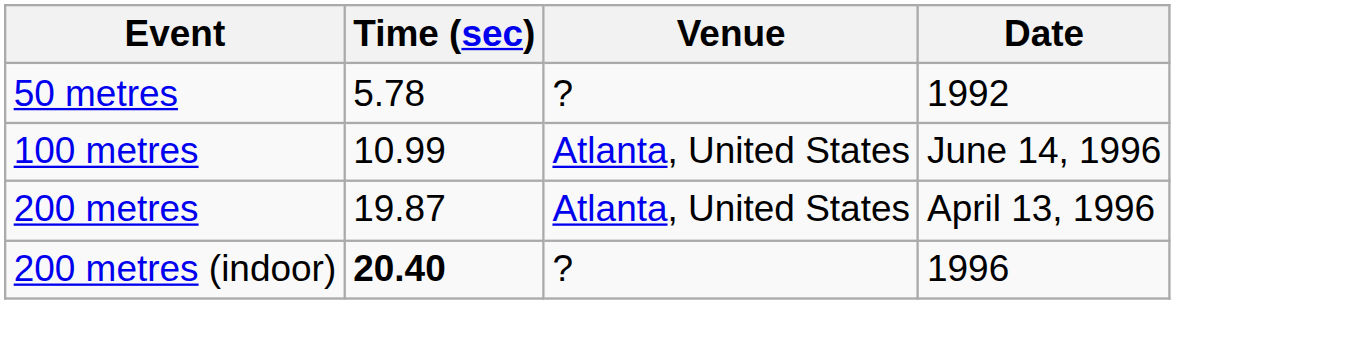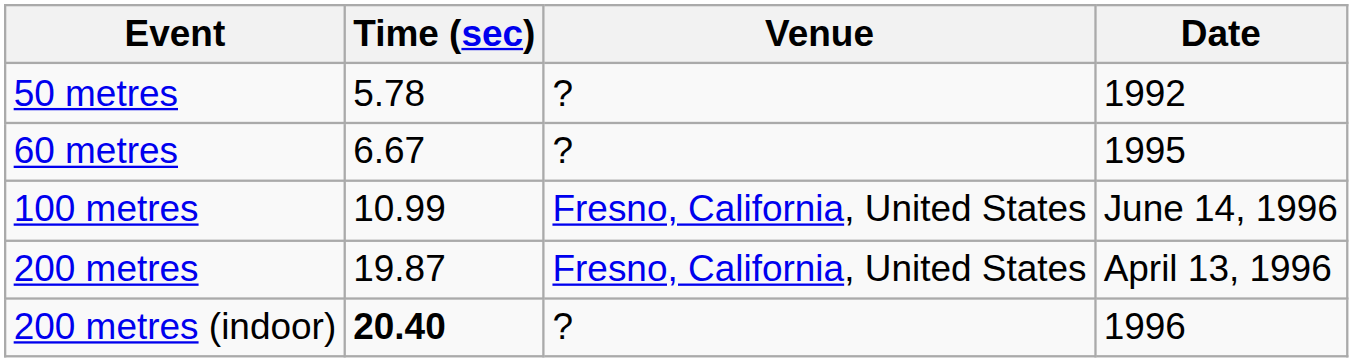+ row: (96, 151)
(731, 151) Atlanta, United States -> (820, 209) Fresno, California, United States
(731, 209) Atlanta, United States -> (820, 268) Fresno, California, United States
